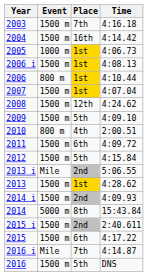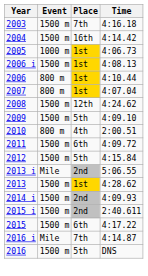(55, 91) 1500 m -> (52, 91) 800 m
- row: (16, 211)
